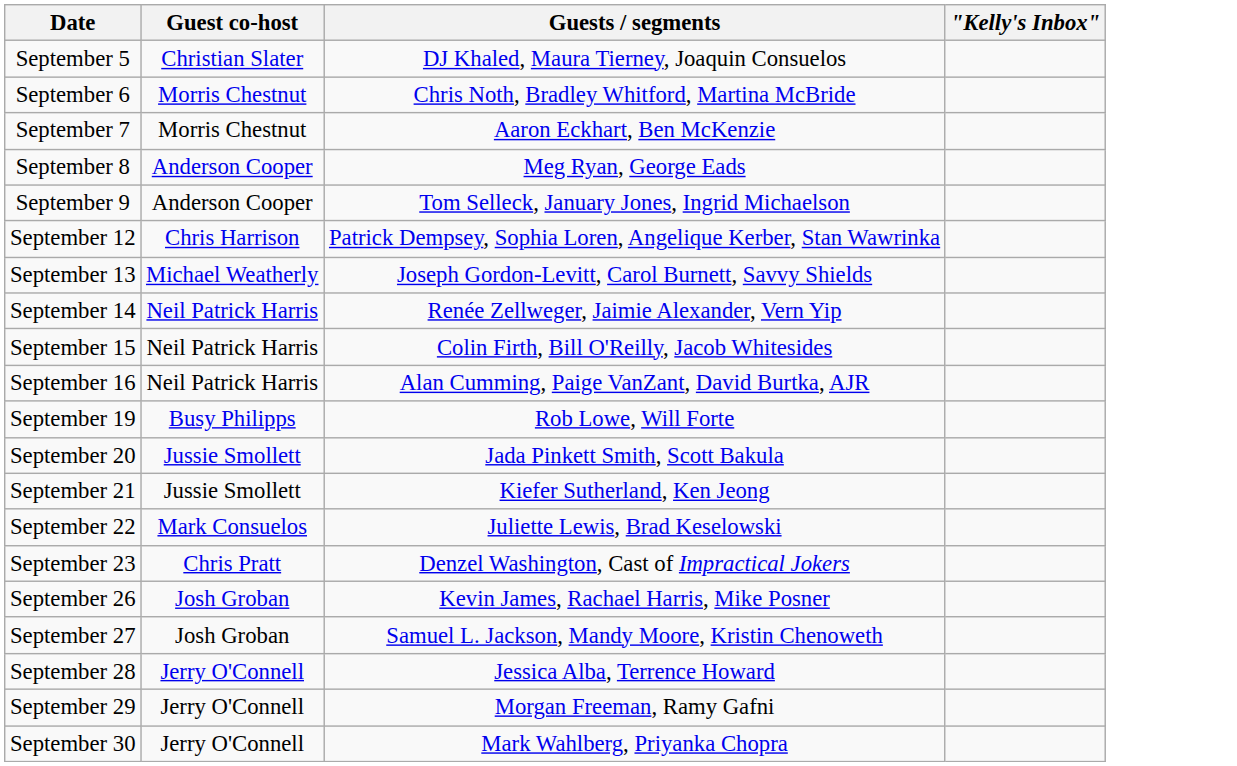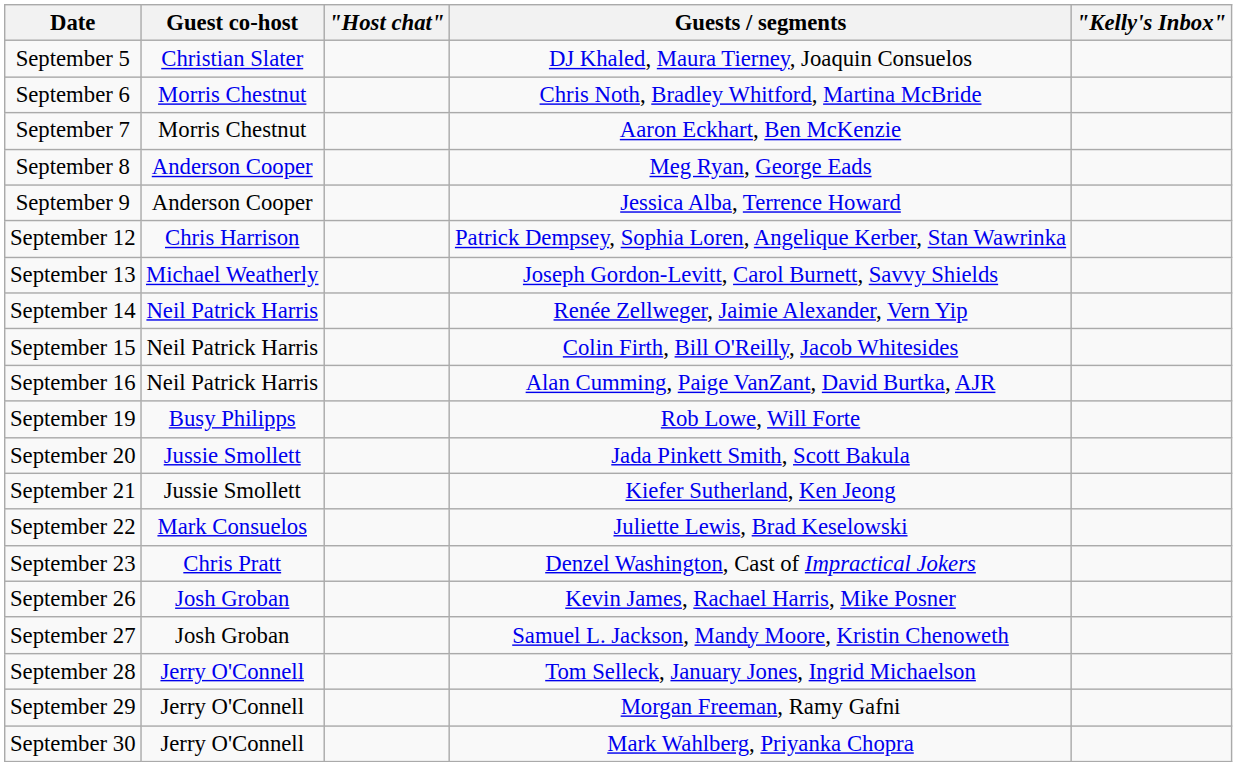+ column: (387, 22)
(635, 202) Tom Selleck, January Jones, Ingrid Michaelson -> (761, 202) Jessica Alba, Terrence Howard
(635, 671) Jessica Alba, Terrence Howard -> (761, 671) Tom Selleck, January Jones, Ingrid Michaelson
